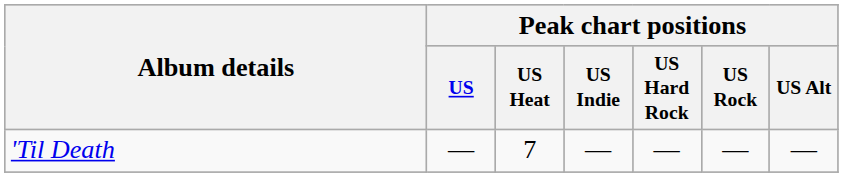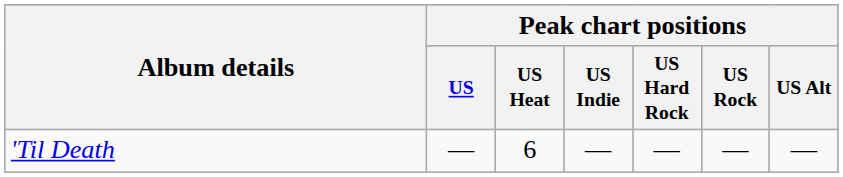(530, 150) 7 -> (530, 150) 6
